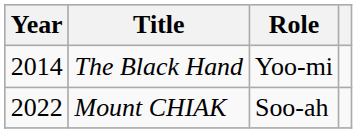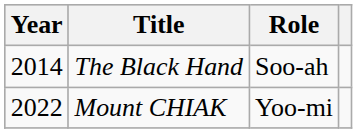(294, 66) Yoo-mi -> (292, 66) Soo-ah
(292, 107) Soo-ah -> (294, 107) Yoo-mi
